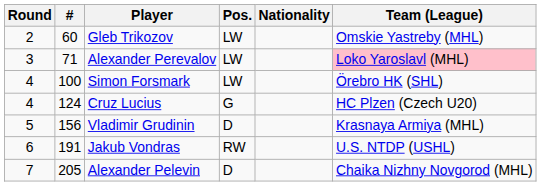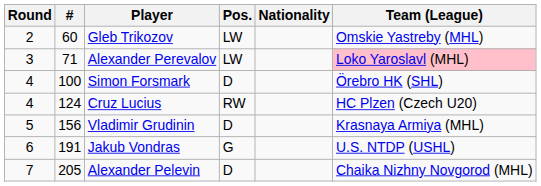(233, 81) LW -> (228, 81) D
(228, 103) G -> (234, 103) RW
(234, 147) RW -> (228, 147) G
